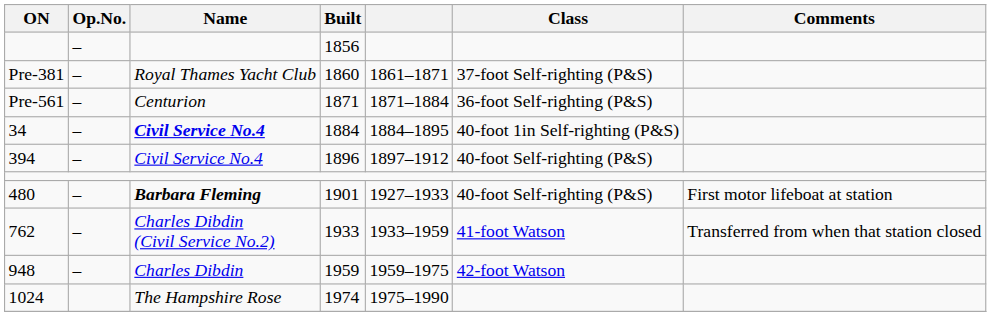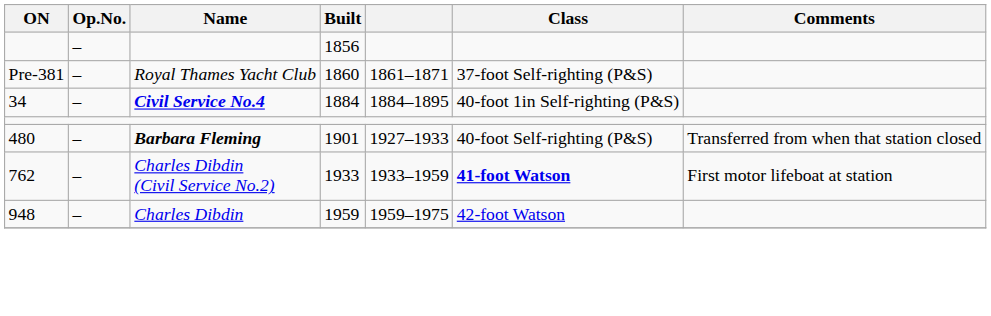- row: (36, 102)
- row: (22, 158)
(790, 194) First motor lifeboat at station -> (834, 138) Transferred from when that station closed
(511, 231) normal -> (514, 176) bold
(834, 231) Transferred from when that station closed -> (790, 176) First motor lifeboat at station
- row: (26, 297)
